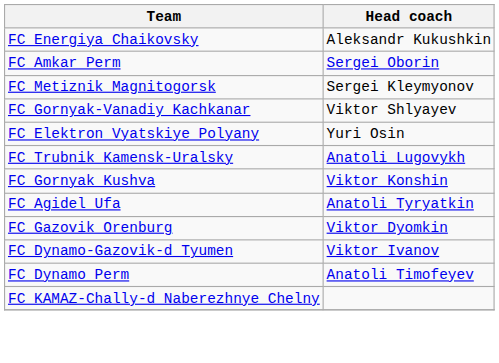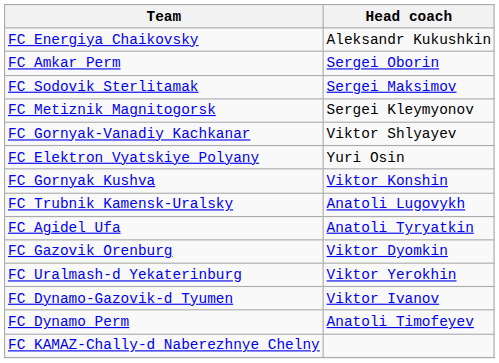+ row: (103, 87)
rows swapped: (82, 181) <-> (121, 157)
+ row: (125, 275)
